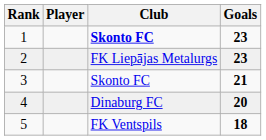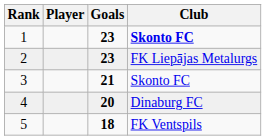columns swapped: (154, 15) <-> (240, 15)
